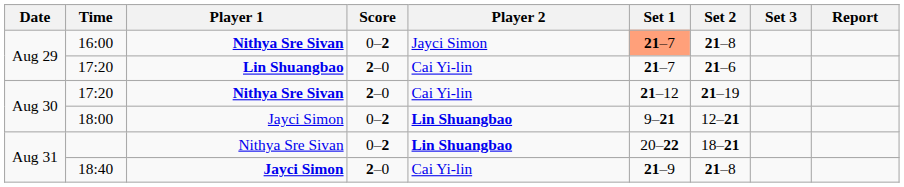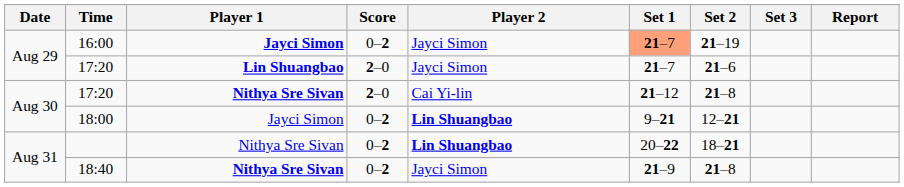(288, 43) Nithya Sre Sivan -> (304, 43) Jayci Simon
(720, 43) 21–8 -> (720, 43) 21–19
(442, 68) Cai Yi-lin -> (449, 68) Jayci Simon
(720, 93) 21–19 -> (720, 93) 21–8
(304, 170) Jayci Simon -> (288, 170) Nithya Sre Sivan
(378, 170) 2–0 -> (378, 170) 0–2
(442, 170) Cai Yi-lin -> (449, 170) Jayci Simon
